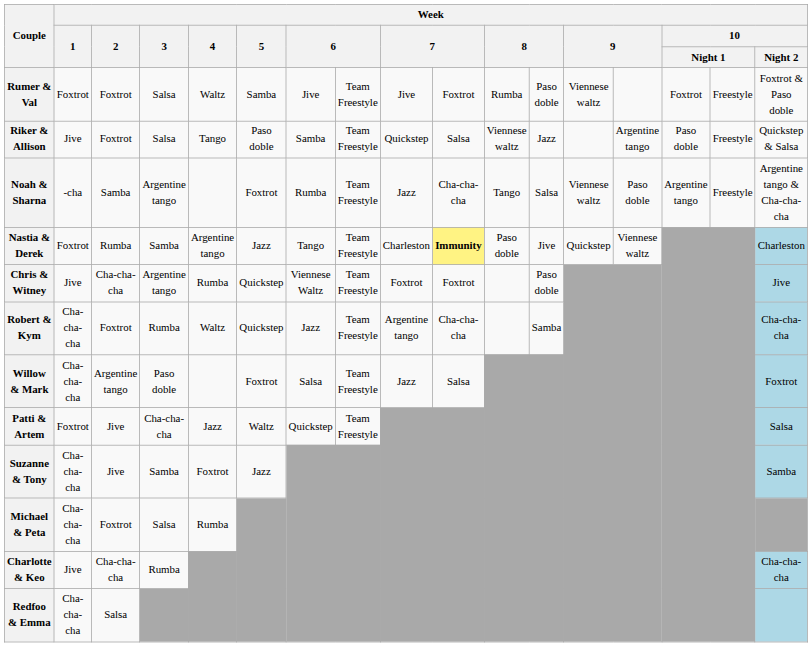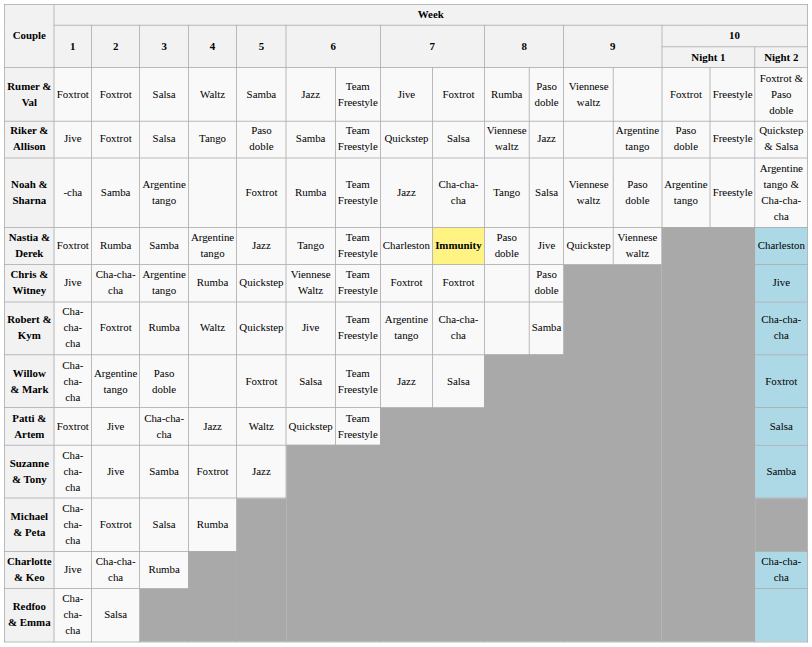(311, 94) Jive -> (311, 94) Jazz
(311, 327) Jazz -> (311, 327) Jive
